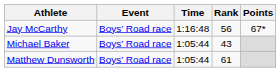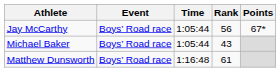(193, 28) 1:16:48 -> (193, 28) 1:05:44
(193, 60) 1:05:44 -> (193, 60) 1:16:48
